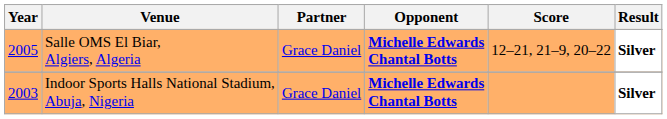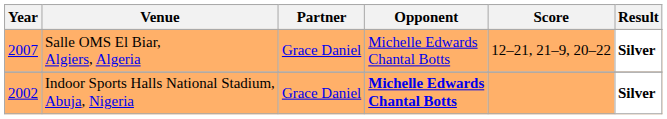(23, 50) 2005 -> (23, 50) 2007
(426, 50) bold -> (423, 50) normal
(23, 93) 2003 -> (23, 93) 2002
